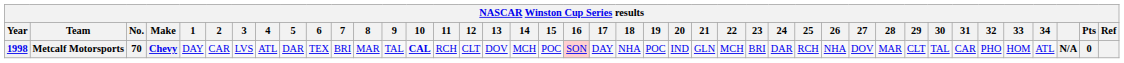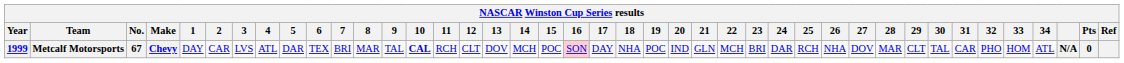(17, 49) 1998 -> (17, 49) 1999
(137, 49) 70 -> (137, 49) 67
